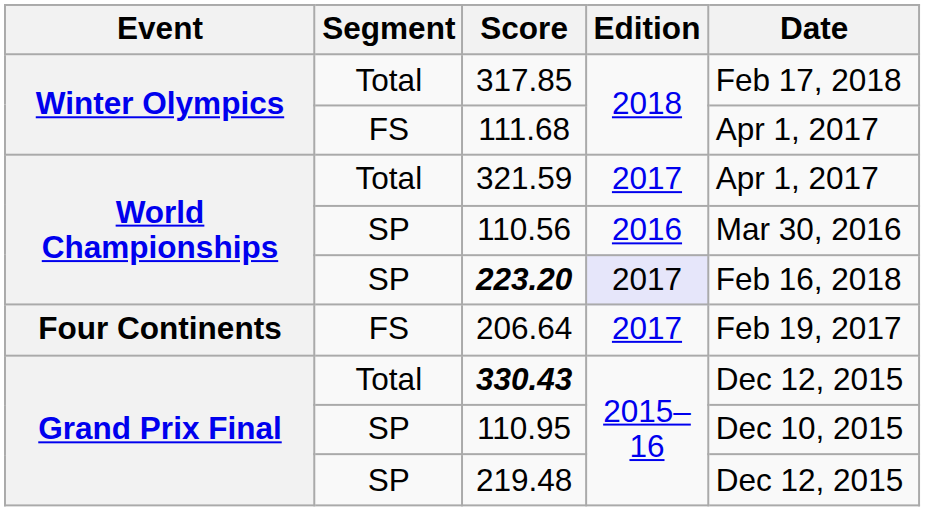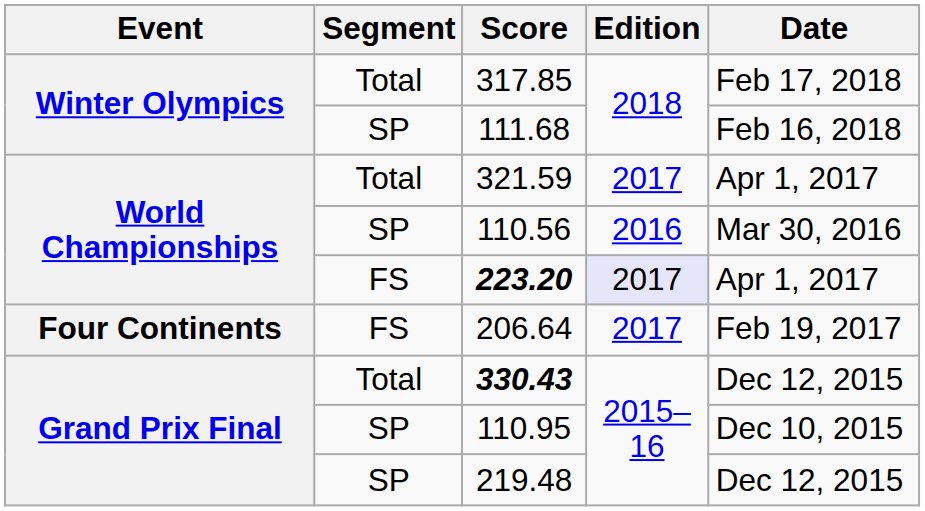(389, 129) FS -> (389, 129) SP
(797, 129) Apr 1, 2017 -> (809, 129) Feb 16, 2018
(389, 279) SP -> (389, 279) FS
(809, 279) Feb 16, 2018 -> (797, 279) Apr 1, 2017
